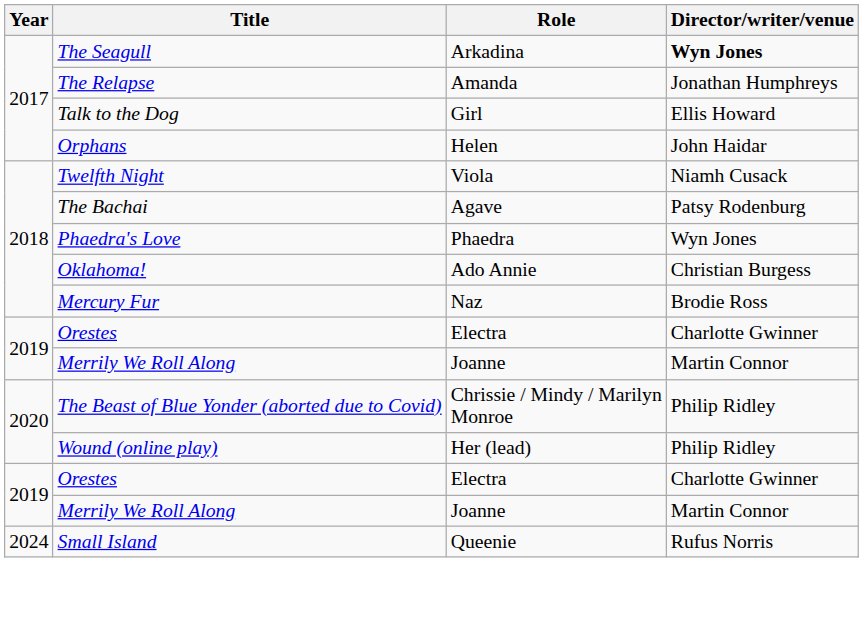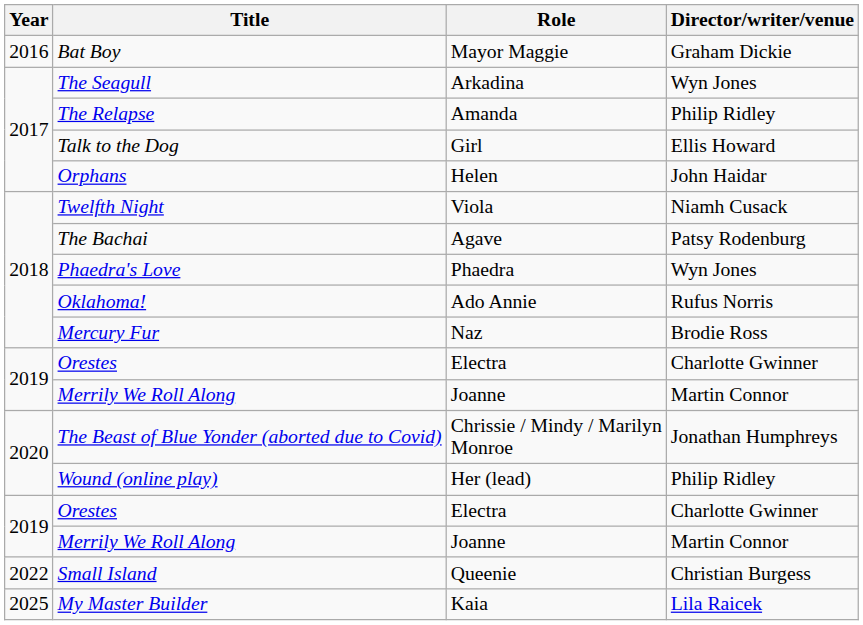+ row: (89, 51)
(717, 51) bold -> (714, 82) normal
(754, 82) Jonathan Humphreys -> (723, 113) Philip Ridley
(741, 269) Christian Burgess -> (722, 301) Rufus Norris
(723, 405) Philip Ridley -> (754, 436) Jonathan Humphreys
(29, 541) 2024 -> (29, 572) 2022
(722, 541) Rufus Norris -> (741, 572) Christian Burgess
+ row: (132, 604)
